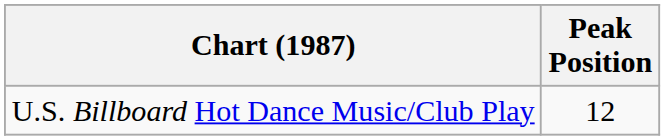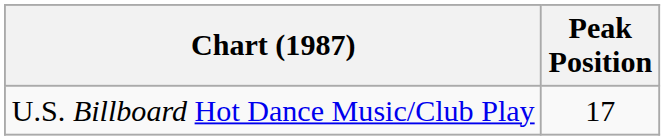(600, 109) 12 -> (600, 109) 17
